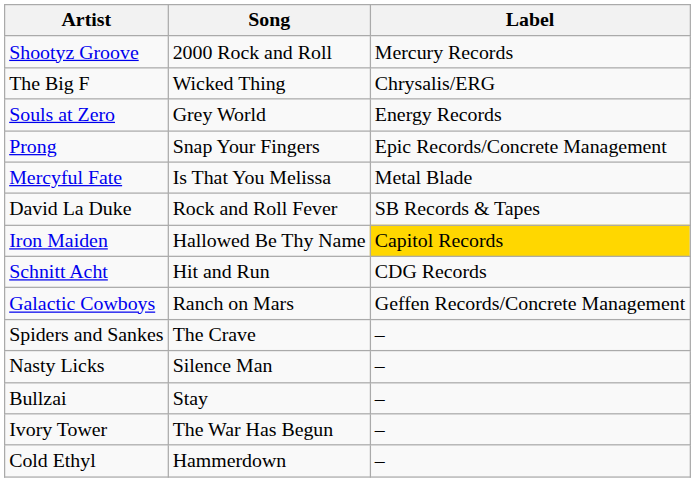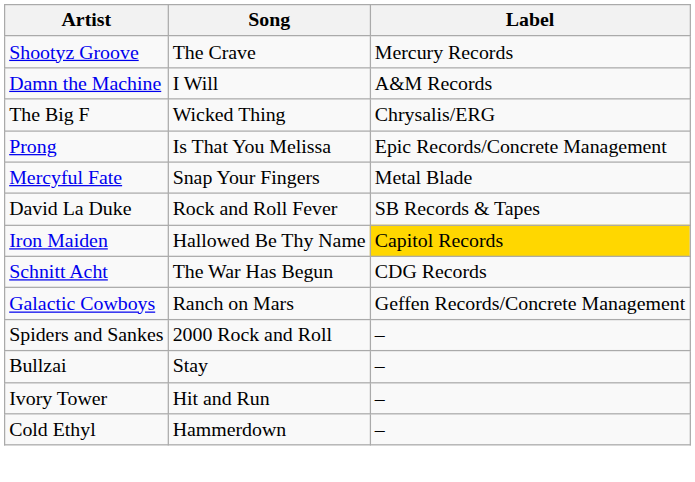(252, 51) 2000 Rock and Roll -> (214, 51) The Crave
+ row: (85, 83)
- row: (62, 114)
(246, 146) Snap Your Fingers -> (252, 146) Is That You Melissa
(252, 177) Is That You Melissa -> (246, 177) Snap Your Fingers
(221, 271) Hit and Run -> (253, 271) The War Has Begun
(214, 334) The Crave -> (252, 334) 2000 Rock and Roll
- row: (57, 366)
(253, 429) The War Has Begun -> (221, 397) Hit and Run
